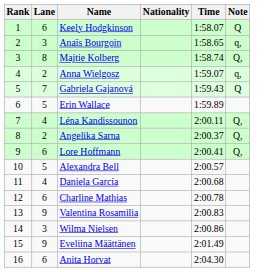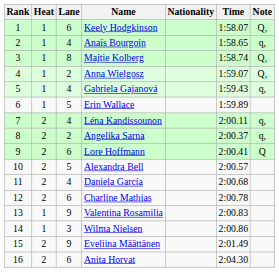+ column: (44, 12)
(238, 27) Q -> (262, 27) Q,
(44, 43) 3 -> (69, 43) 4
(238, 74) q, -> (262, 74) Q,
(44, 89) 7 -> (69, 89) 4
(238, 89) Q -> (262, 89) q,
(238, 120) Q, -> (262, 120) q,
(238, 136) Q, -> (262, 136) q,
(238, 151) Q, -> (262, 151) Q
